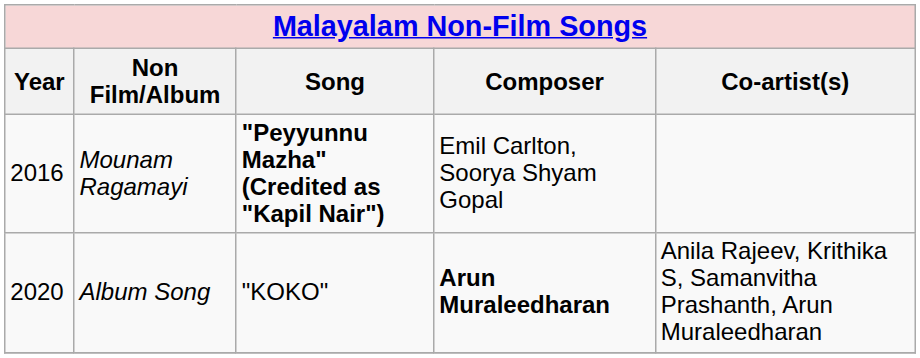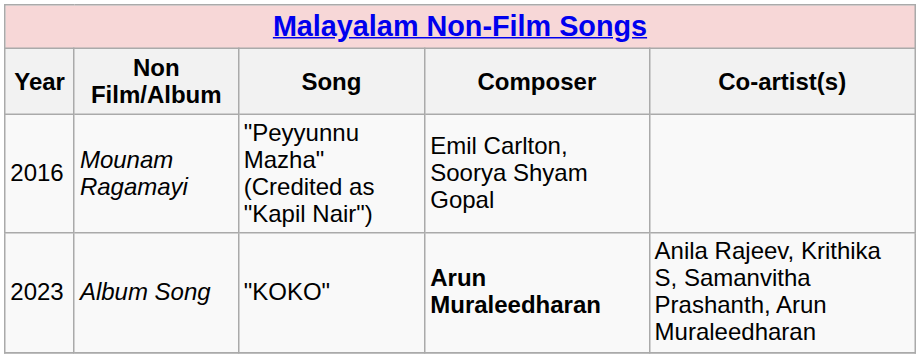(313, 173) bold -> (309, 173) normal
(37, 292) 2020 -> (37, 292) 2023
